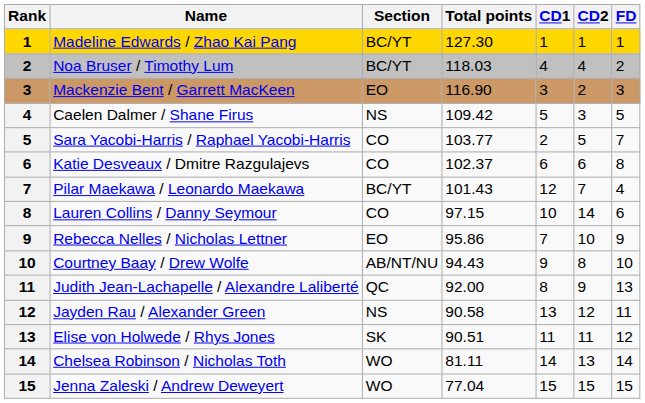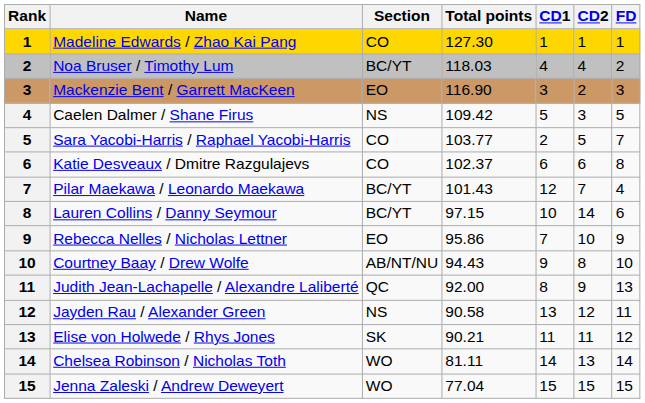(389, 41) BC/YT -> (377, 41) CO
(377, 213) CO -> (389, 213) BC/YT
(465, 336) 90.51 -> (465, 336) 90.21
